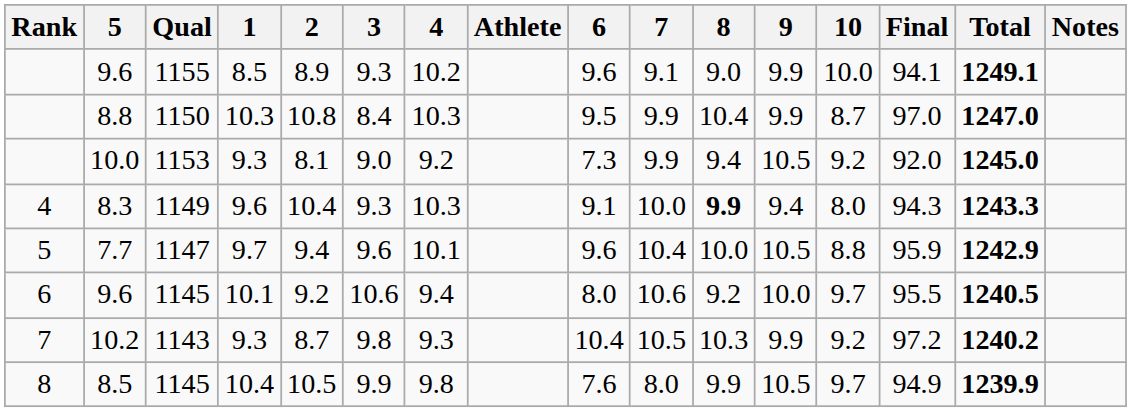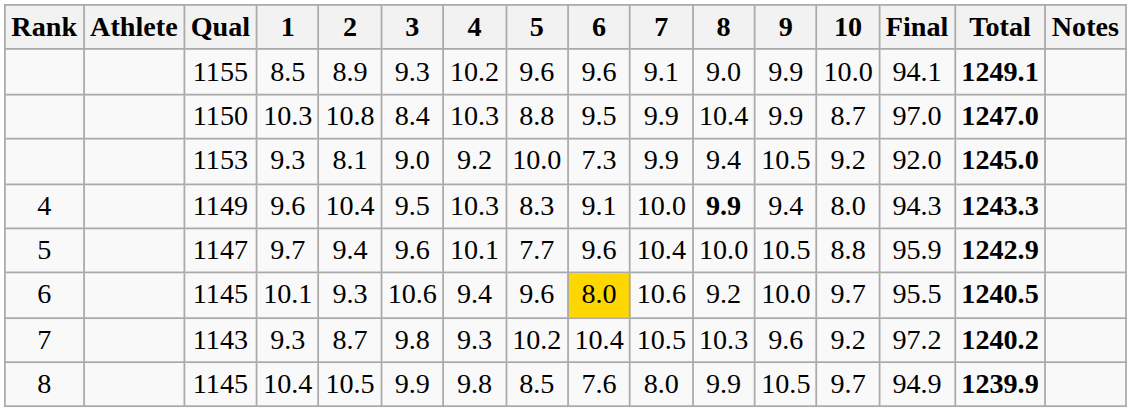columns swapped: (518, 26) <-> (115, 26)
(374, 205) 9.3 -> (412, 205) 9.5
(312, 294) 9.2 -> (350, 294) 9.3
(599, 294) no background -> (599, 294) gold background
(786, 339) 9.9 -> (786, 339) 9.6
